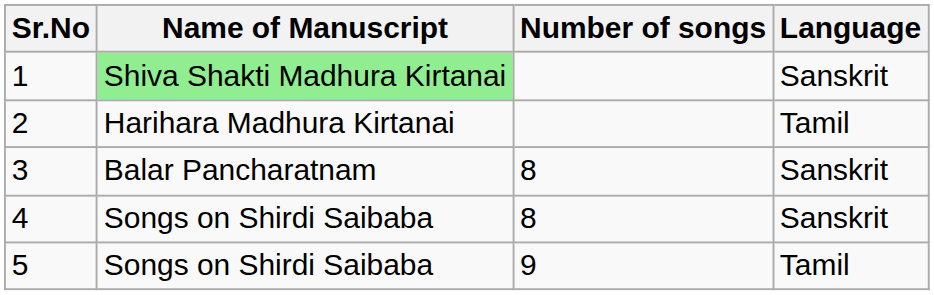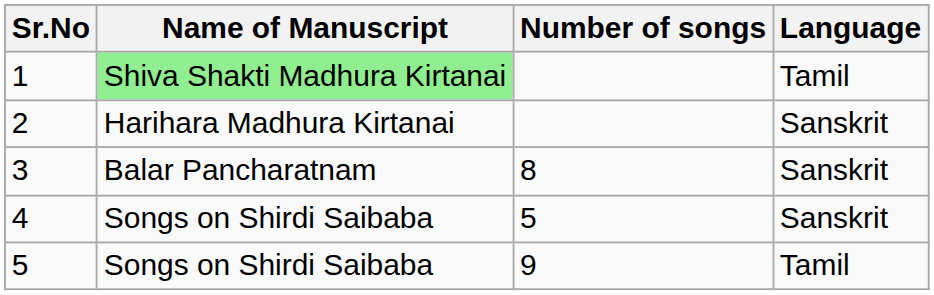(834, 75) Sanskrit -> (815, 75) Tamil
(815, 123) Tamil -> (834, 123) Sanskrit
(528, 218) 8 -> (528, 218) 5
